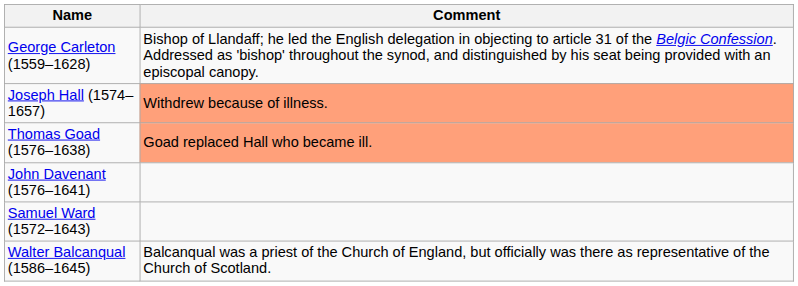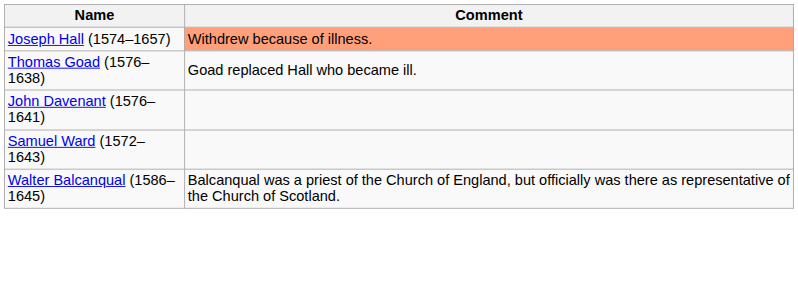- row: (62, 55)
(258, 142) lightsalmon background -> (302, 70) no background
